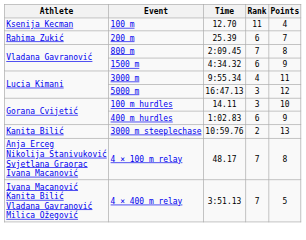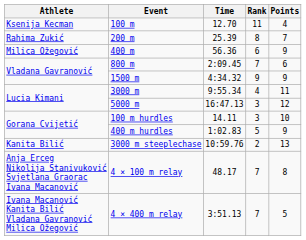(257, 37) 6 -> (257, 37) 8
+ row: (123, 51)
(285, 51) 8 -> (285, 64) 6
(257, 64) 6 -> (257, 78) 9
(257, 118) 6 -> (257, 131) 5
